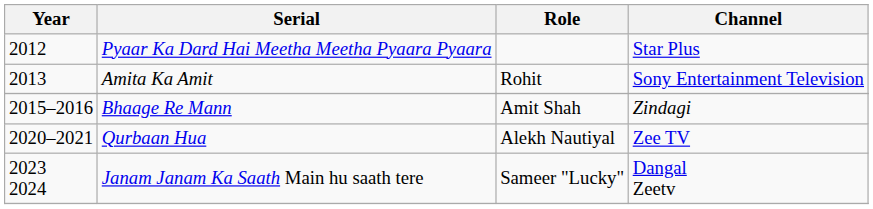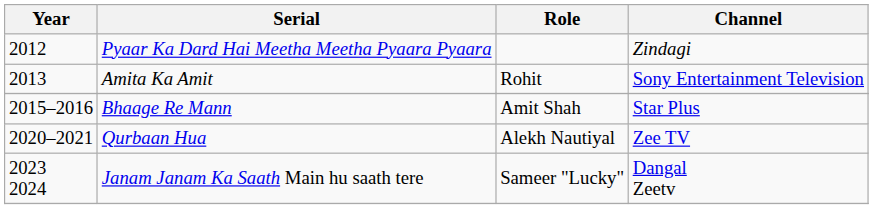(666, 49) Star Plus -> (662, 49) Zindagi
(662, 108) Zindagi -> (666, 108) Star Plus
